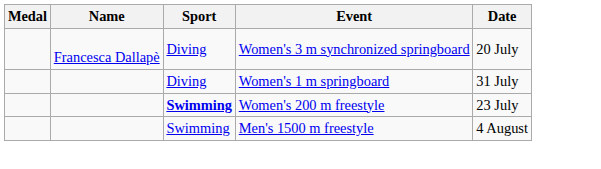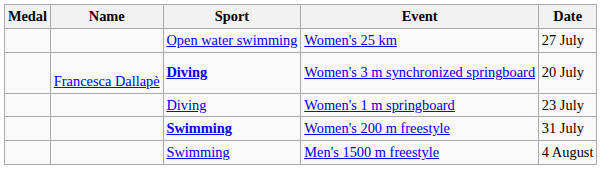+ row: (351, 40)
(186, 49) normal -> (187, 72) bold
(497, 81) 31 July -> (563, 105) 23 July
(497, 105) 23 July -> (563, 128) 31 July
